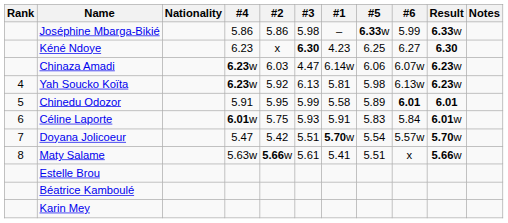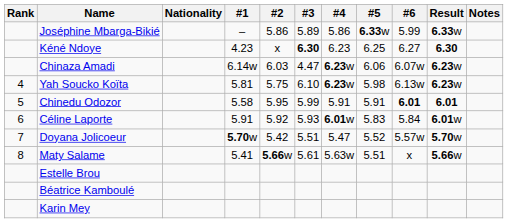columns swapped: (339, 13) <-> (242, 13)
(308, 31) 5.98 -> (308, 31) 5.89
(277, 84) 5.92 -> (277, 84) 5.75
(308, 84) 6.13 -> (308, 84) 6.10
(374, 102) 5.89 -> (374, 102) 5.91
(277, 119) 5.75 -> (277, 119) 5.92
(374, 137) 5.54 -> (374, 137) 5.52
